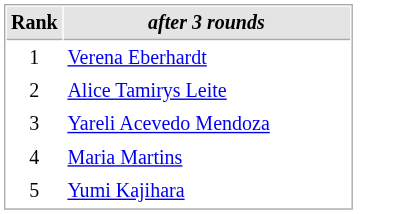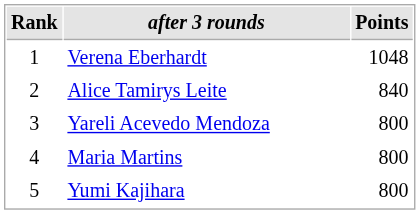+ column: (382, 22)
